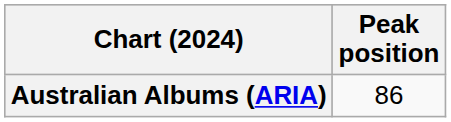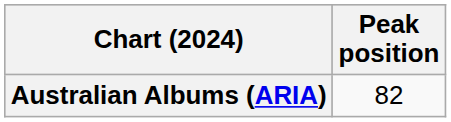(389, 95) 86 -> (389, 95) 82
